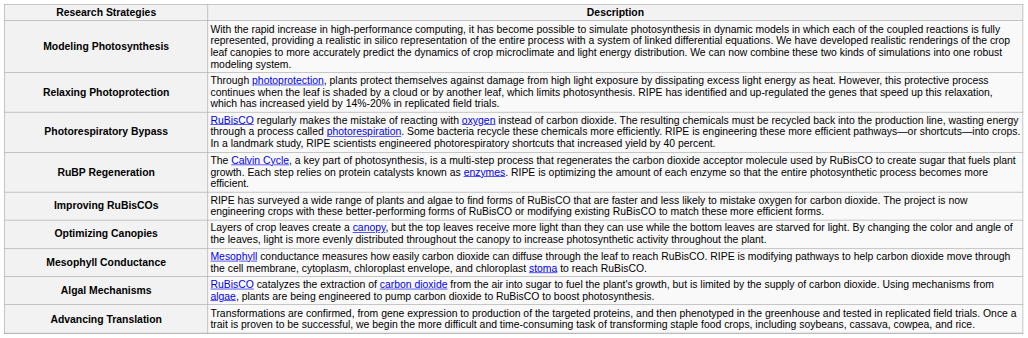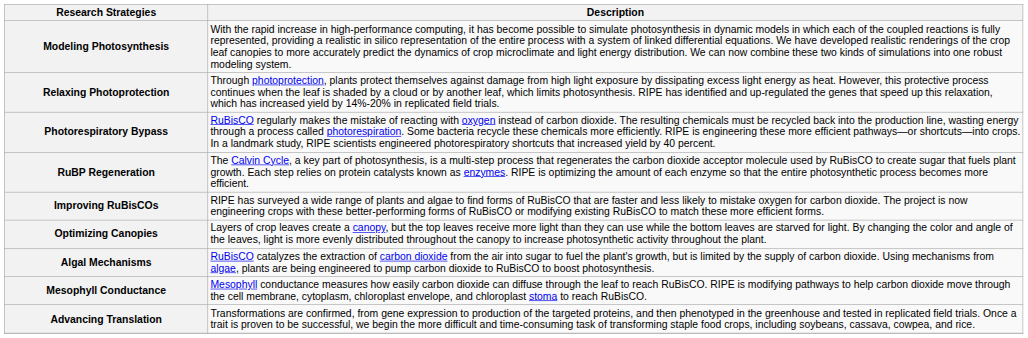rows swapped: (106, 290) <-> (106, 262)
